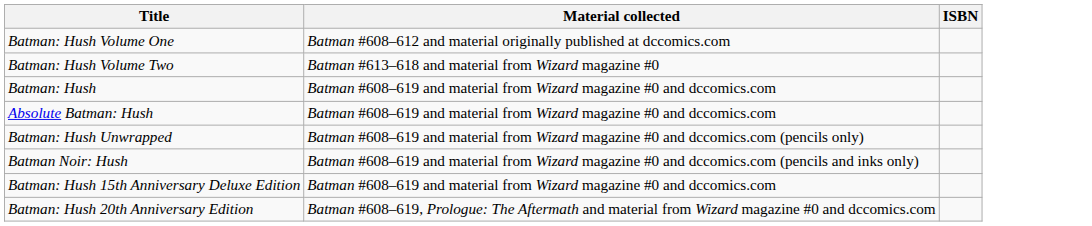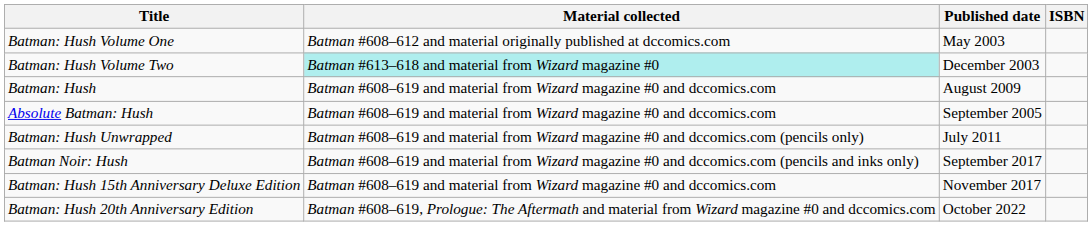+ column: (992, 16)
(483, 64) no background -> (483, 64) paleturquoise background
